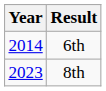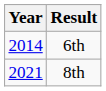(26, 72) 2023 -> (26, 72) 2021
